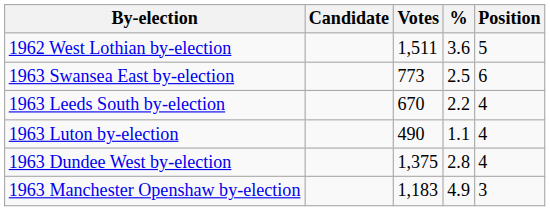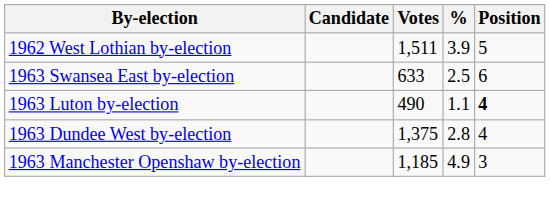(459, 47) 3.6 -> (459, 47) 3.9
(411, 76) 773 -> (411, 76) 633
- row: (117, 104)
(483, 133) normal -> (483, 104) bold
(418, 190) 1,183 -> (418, 162) 1,185
